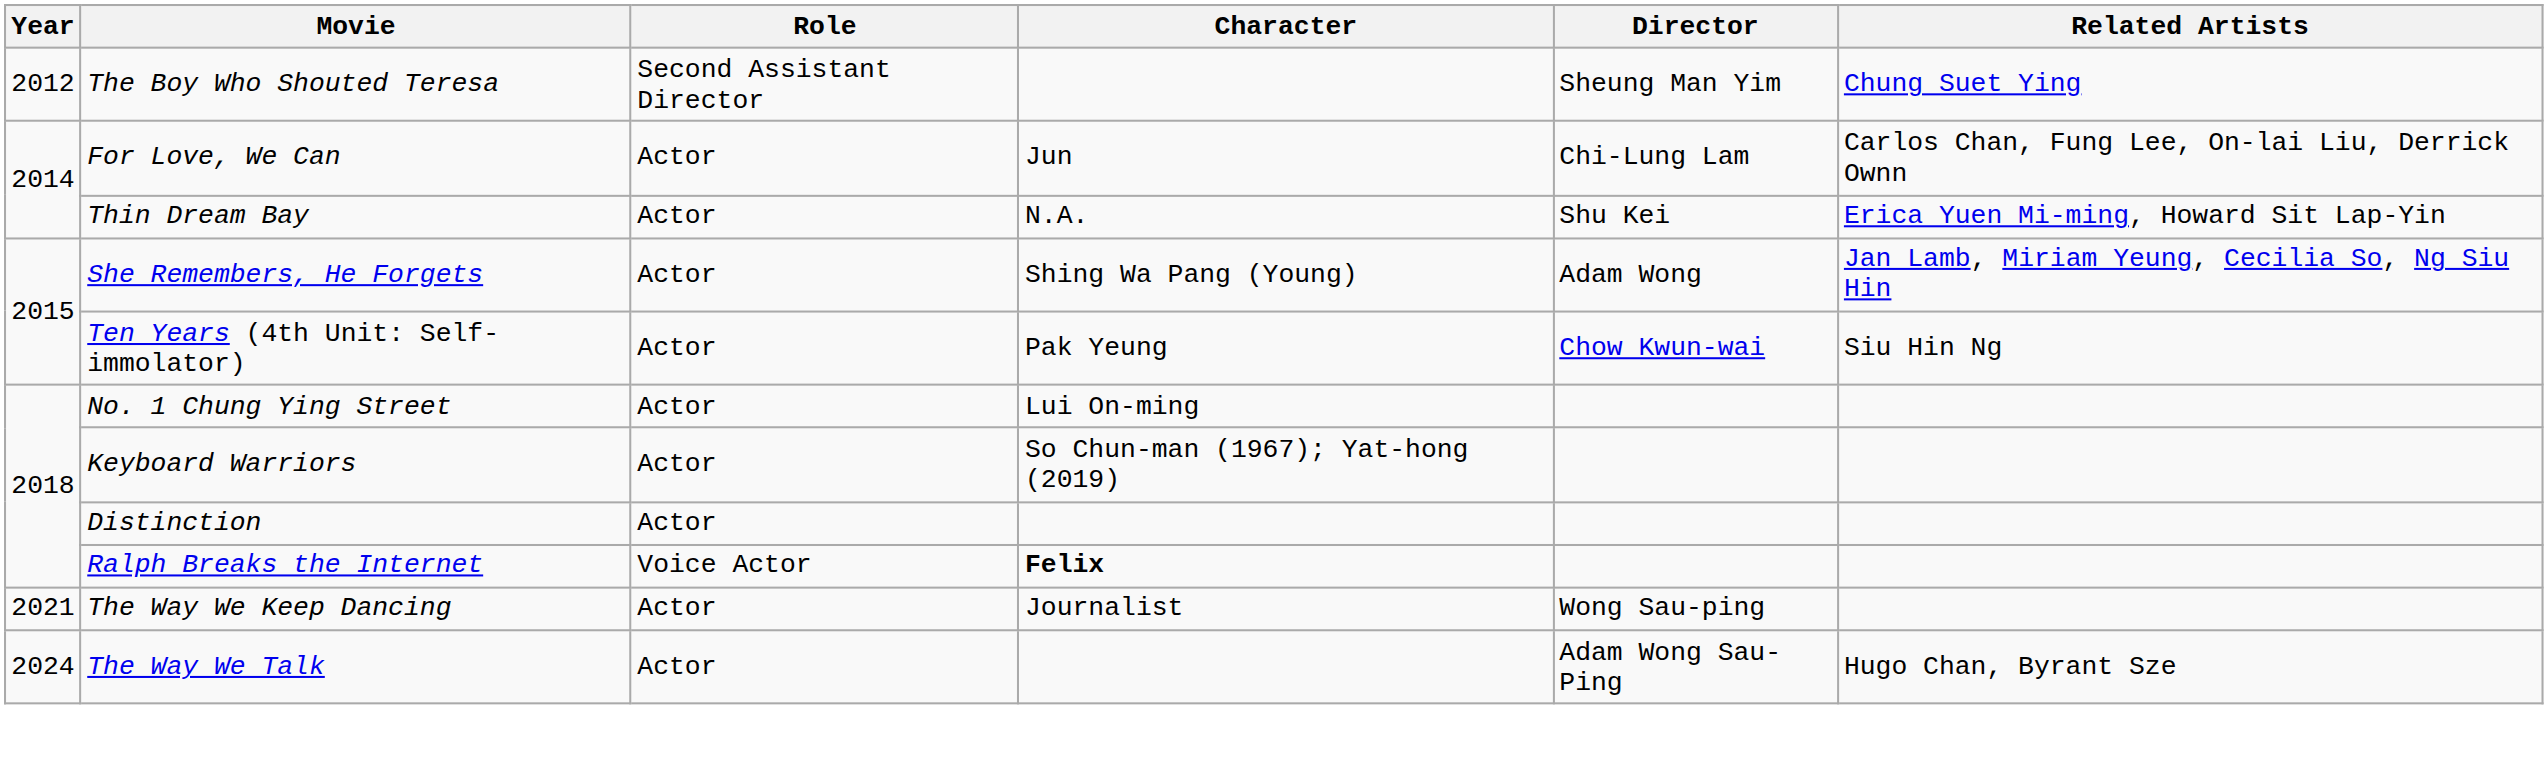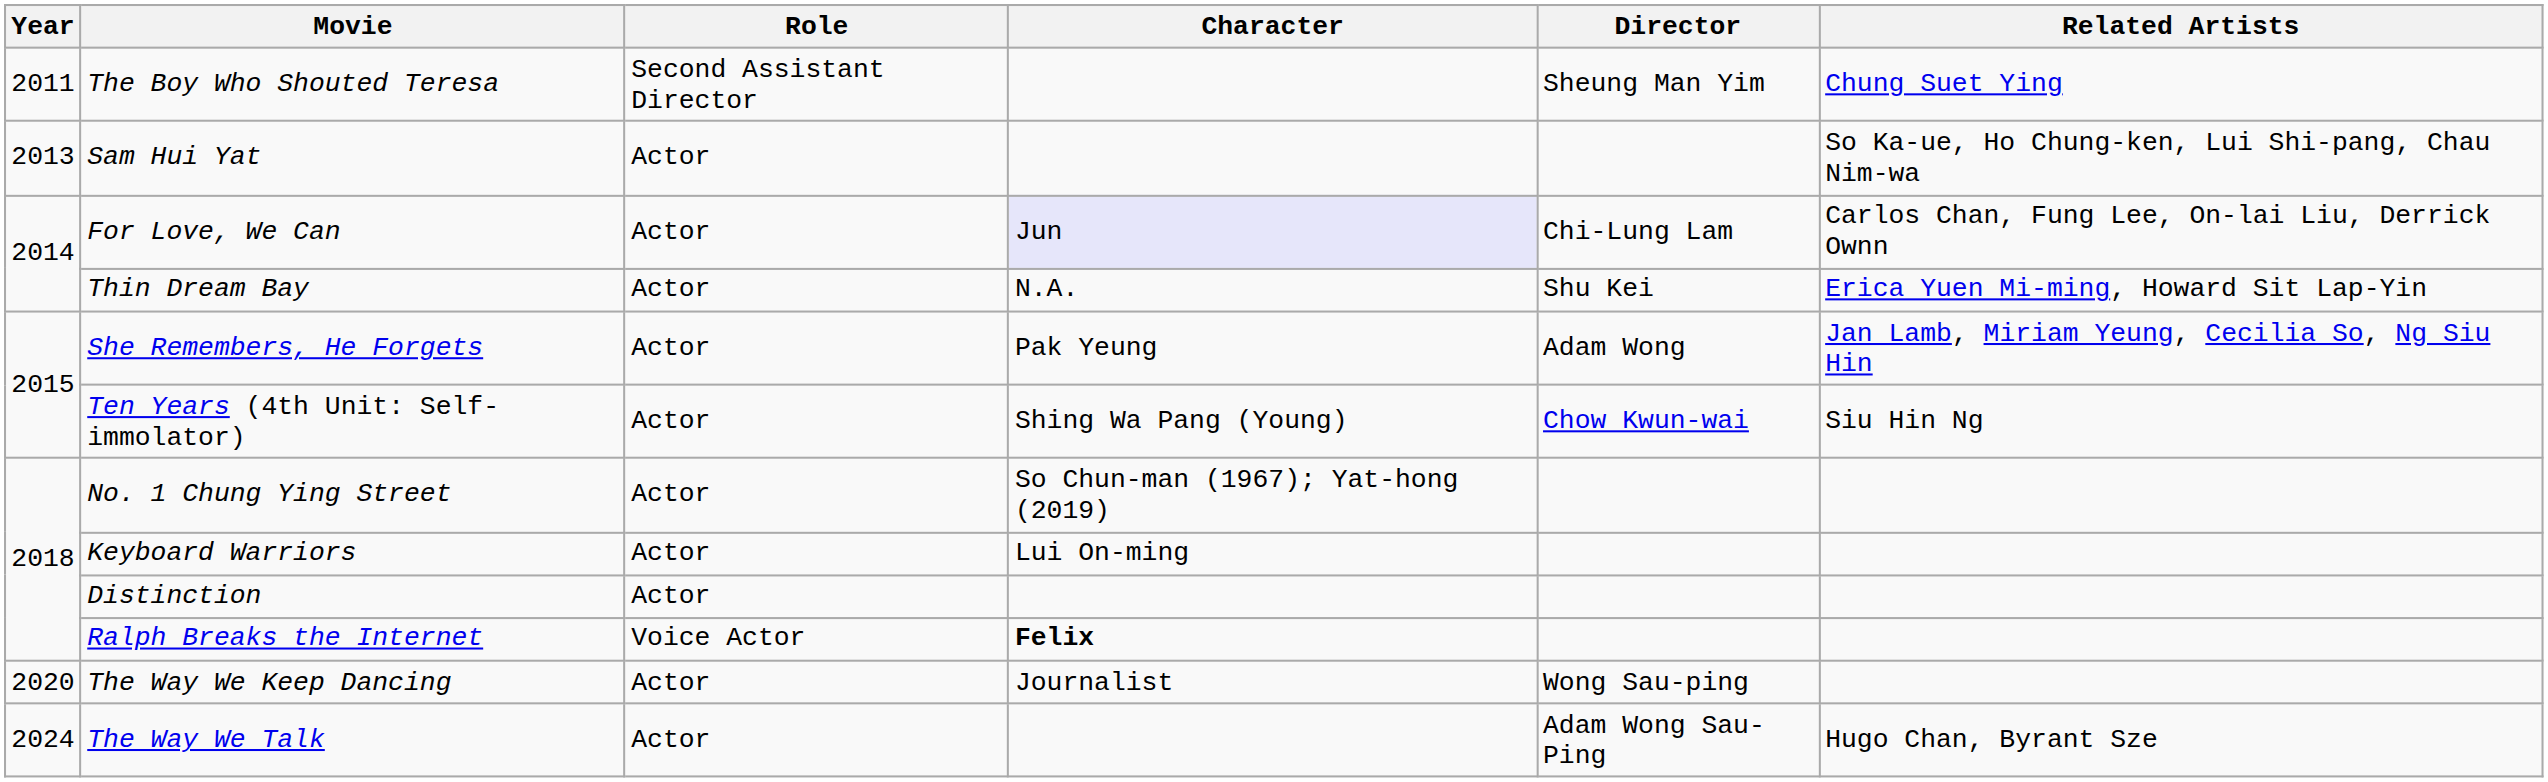(43, 85) 2012 -> (43, 85) 2011
+ row: (174, 158)
(1049, 158) no background -> (1039, 232) lavender background
(1191, 275) Shing Wa Pang (Young) -> (1086, 348) Pak Yeung
(1096, 348) Pak Yeung -> (1181, 422) Shing Wa Pang (Young)
(1112, 406) Lui On-ming -> (1237, 495) So Chun-man (1967); Yat-hong (2019)
(1247, 465) So Chun-man (1967); Yat-hong (2019) -> (1102, 553) Lui On-ming
(43, 609) 2021 -> (43, 682) 2020
